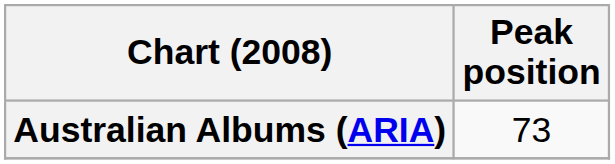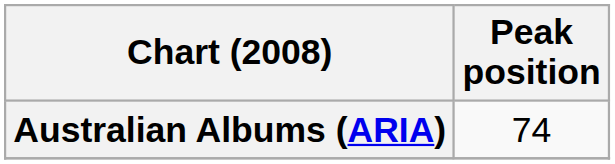(532, 128) 73 -> (532, 128) 74
